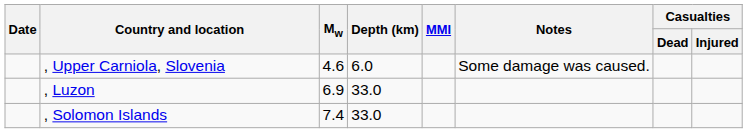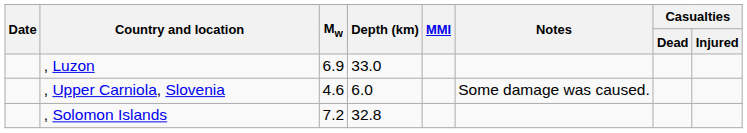rows swapped: (134, 66) <-> (69, 90)
(333, 115) 7.4 -> (333, 115) 7.2
(366, 115) 33.0 -> (366, 115) 32.8
